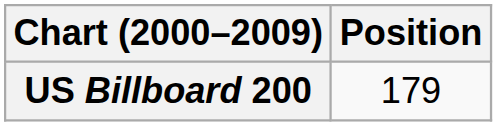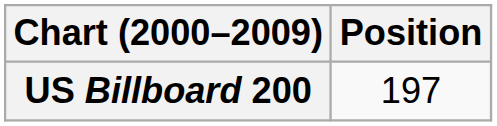(411, 90) 179 -> (411, 90) 197
